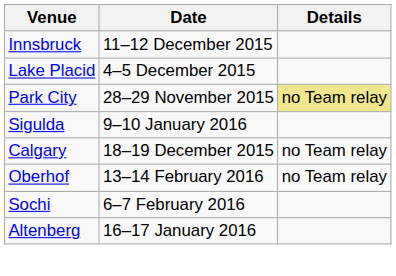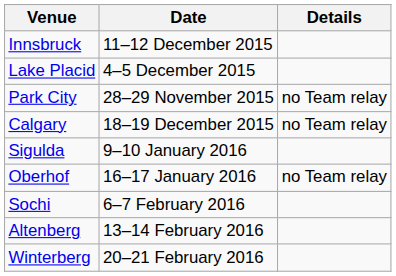(334, 97) khaki background -> (334, 97) no background
rows swapped: (37, 151) <-> (36, 124)
(183, 177) 13–14 February 2016 -> (180, 177) 16–17 January 2016
(180, 230) 16–17 January 2016 -> (183, 230) 13–14 February 2016
+ row: (49, 257)
